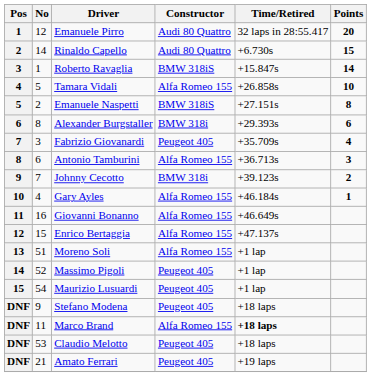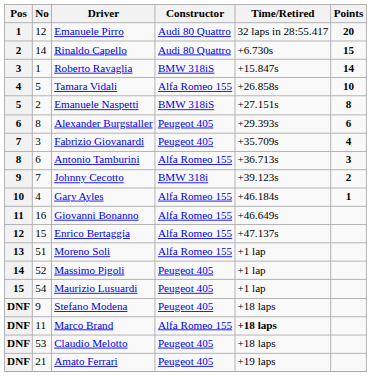(183, 123) BMW 318i -> (186, 123) Peugeot 405
